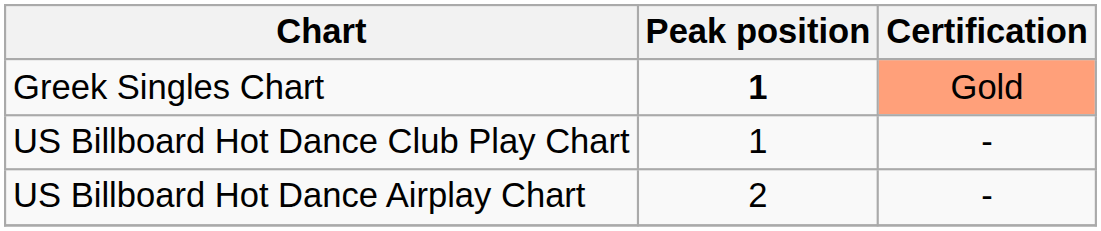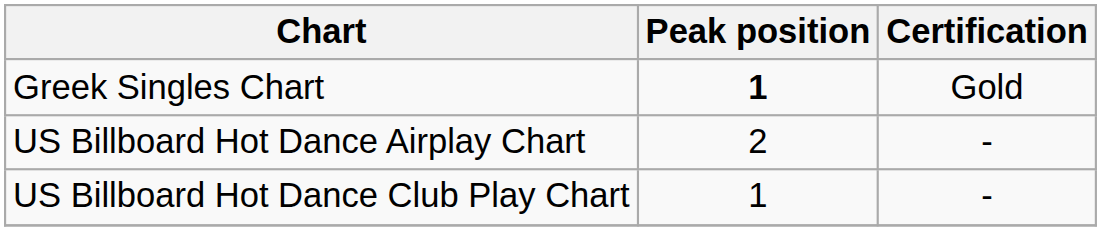(987, 86) lightsalmon background -> (987, 86) no background
rows swapped: (321, 141) <-> (299, 196)
